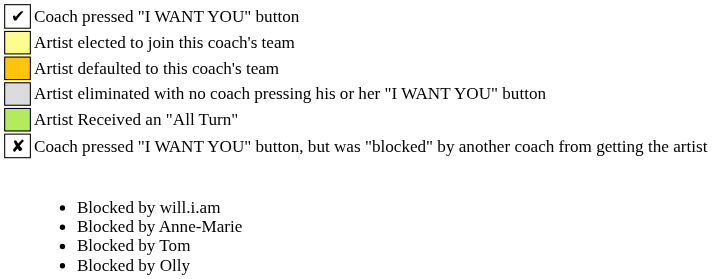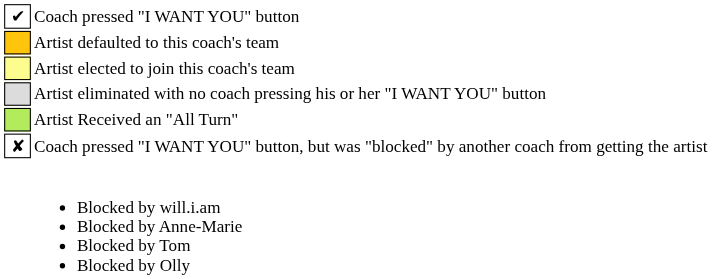rows swapped: (157, 68) <-> (164, 42)
